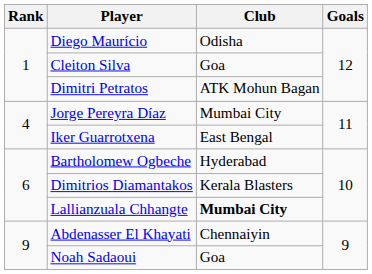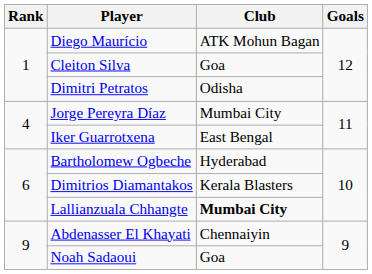(221, 40) Odisha -> (260, 40) ATK Mohun Bagan
(260, 88) ATK Mohun Bagan -> (221, 88) Odisha
